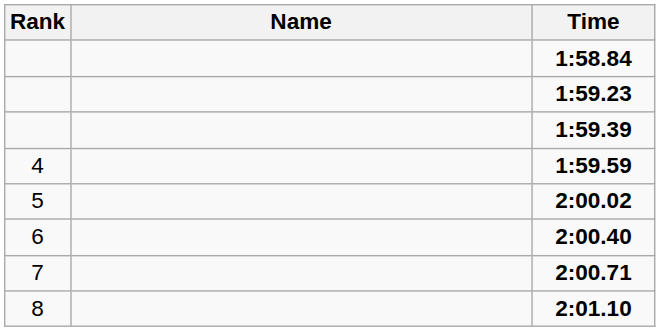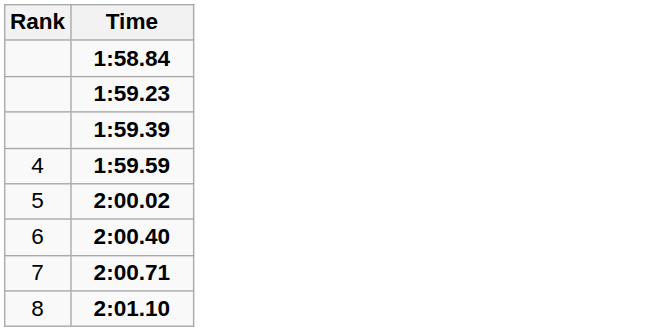- column: (301, 22)
